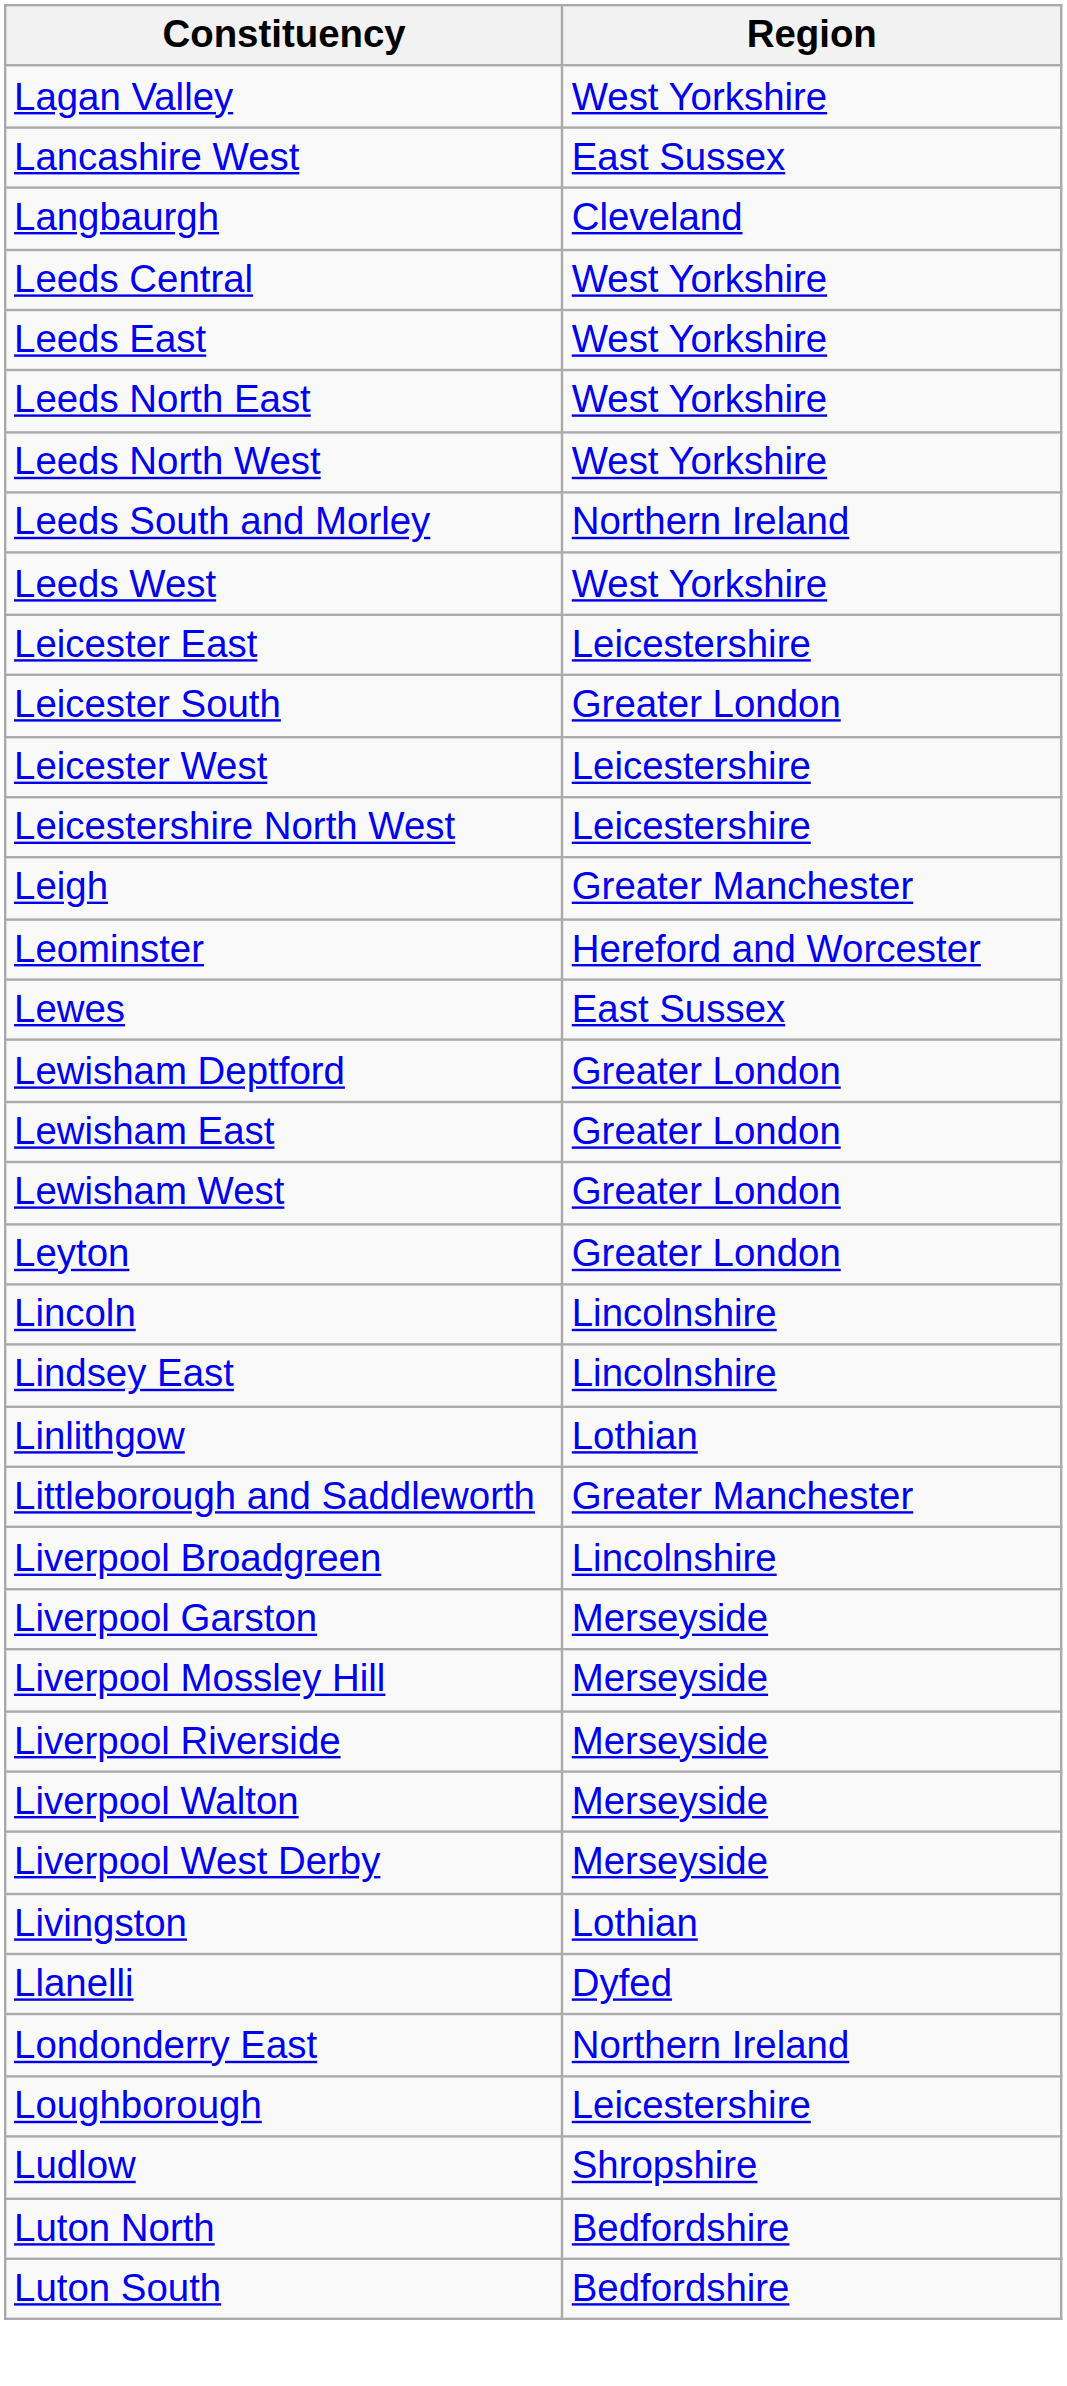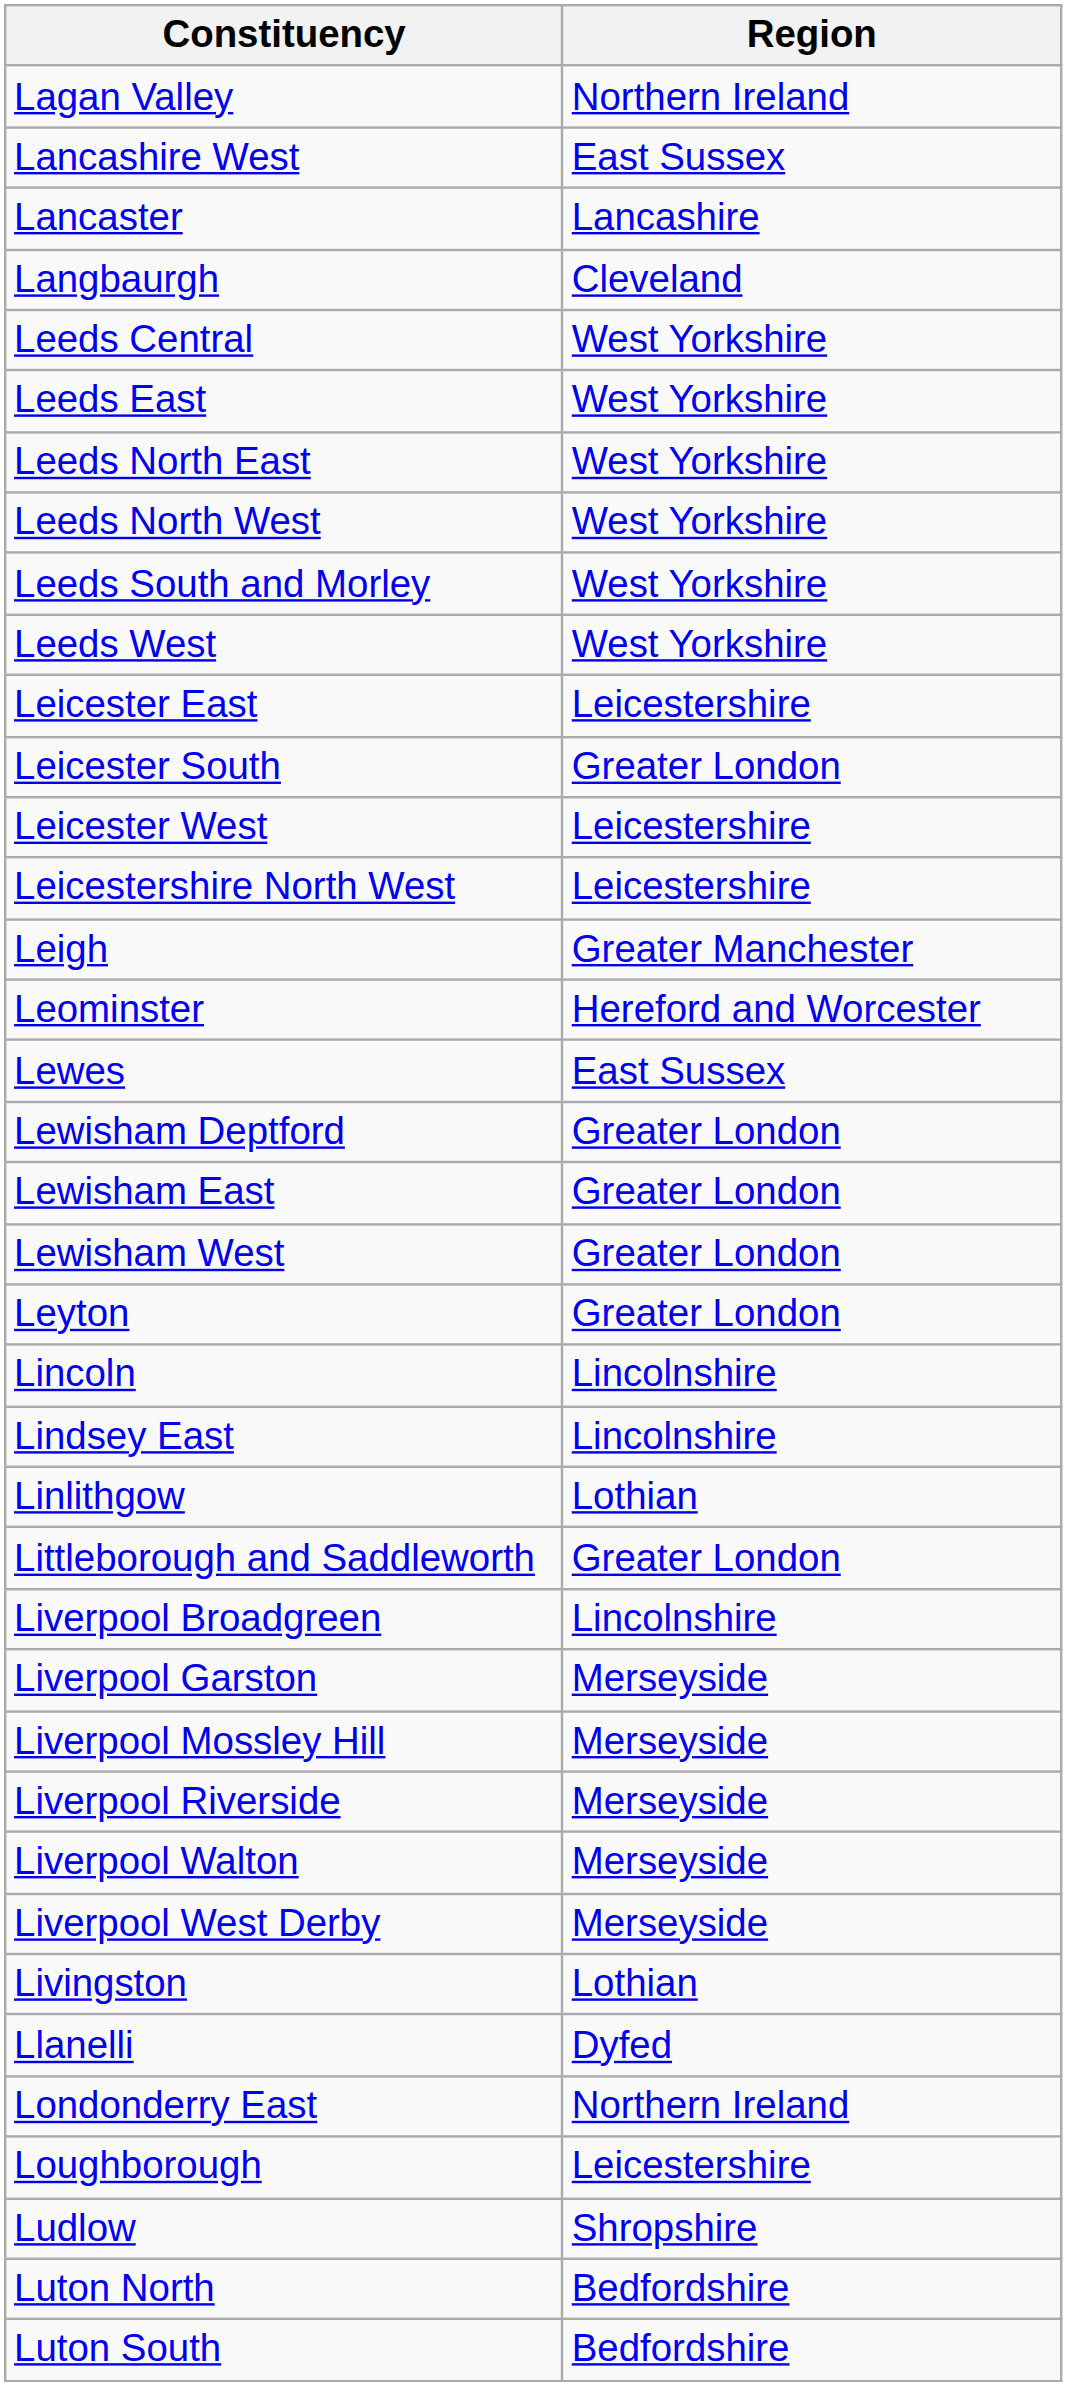(699, 95) West Yorkshire -> (711, 95) Northern Ireland
+ row: (98, 217)
(711, 522) Northern Ireland -> (699, 583) West Yorkshire
(742, 1496) Greater Manchester -> (706, 1557) Greater London
